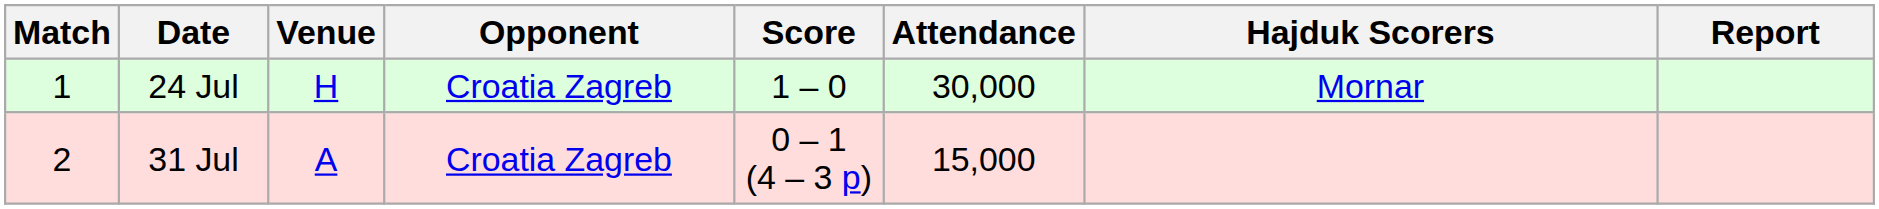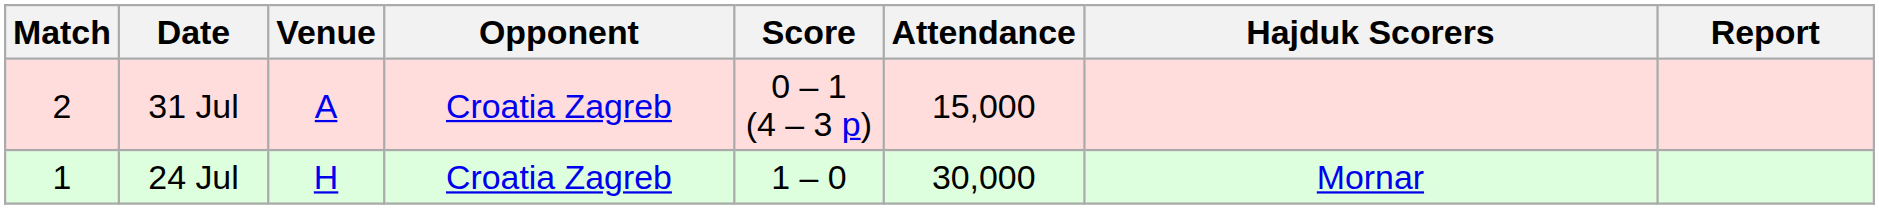rows swapped: (194, 86) <-> (194, 158)
